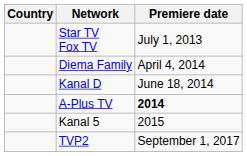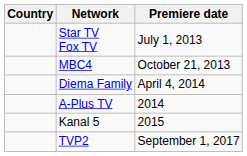+ row: (75, 65)
- row: (80, 84)
(151, 103) bold -> (151, 103) normal
